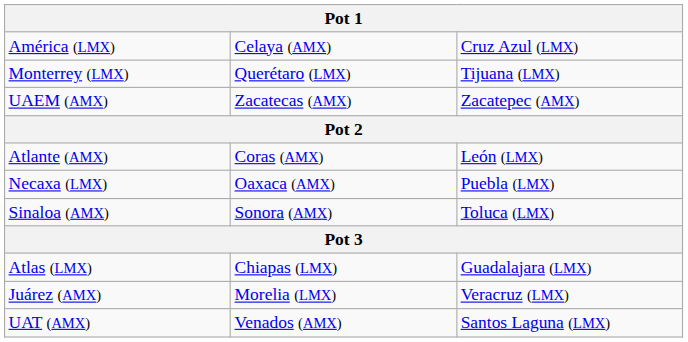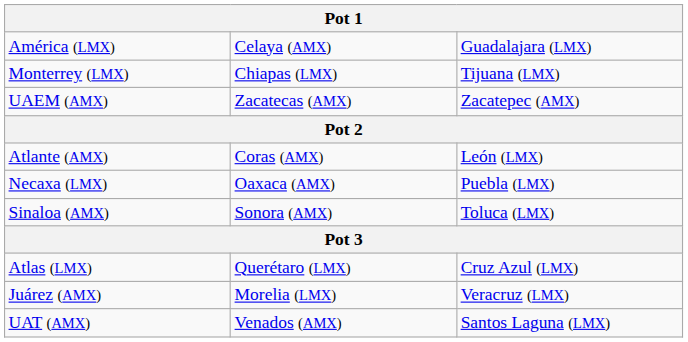(519, 45) Cruz Azul (LMX) -> (526, 45) Guadalajara (LMX)
(293, 73) Querétaro (LMX) -> (286, 73) Chiapas (LMX)
(286, 267) Chiapas (LMX) -> (293, 267) Querétaro (LMX)
(526, 267) Guadalajara (LMX) -> (519, 267) Cruz Azul (LMX)
